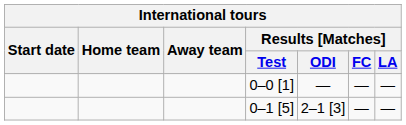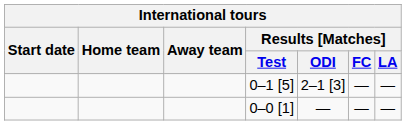rows swapped: (272, 85) <-> (272, 108)
